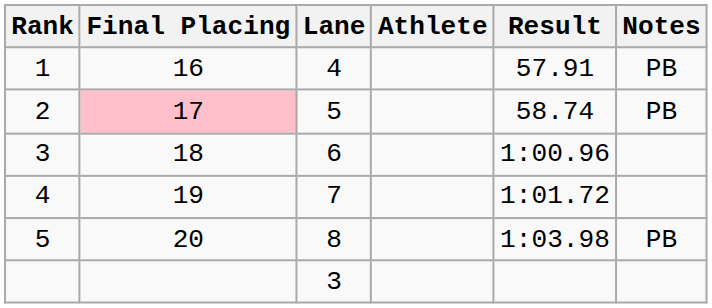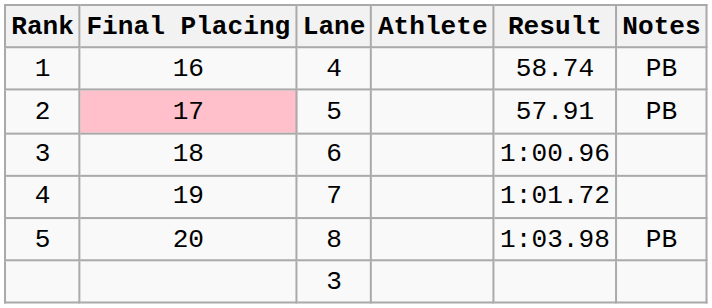(555, 69) 57.91 -> (555, 69) 58.74
(555, 111) 58.74 -> (555, 111) 57.91
